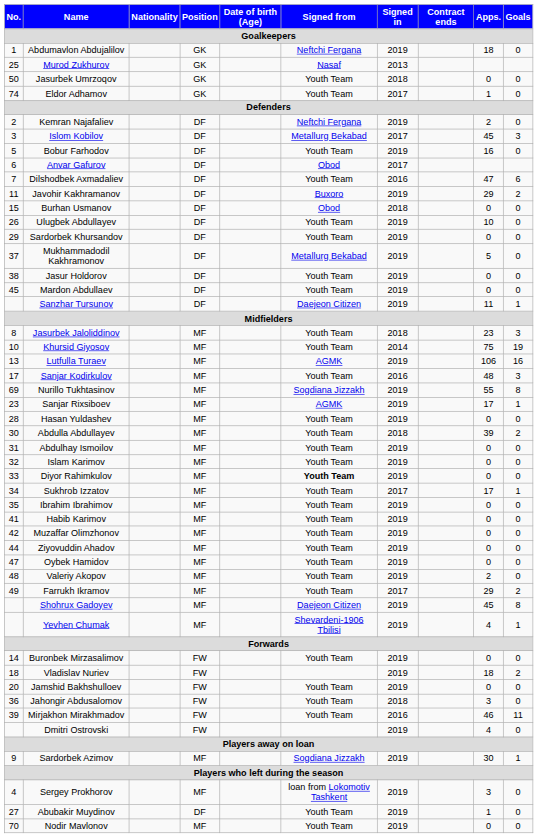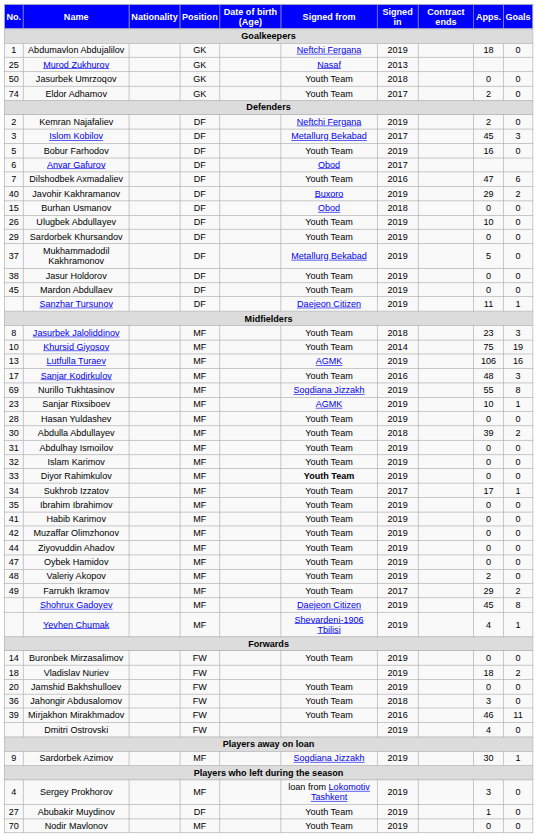(489, 94) 1 -> (489, 94) 2
(14, 194) 11 -> (14, 194) 40
(489, 405) 17 -> (489, 405) 10
